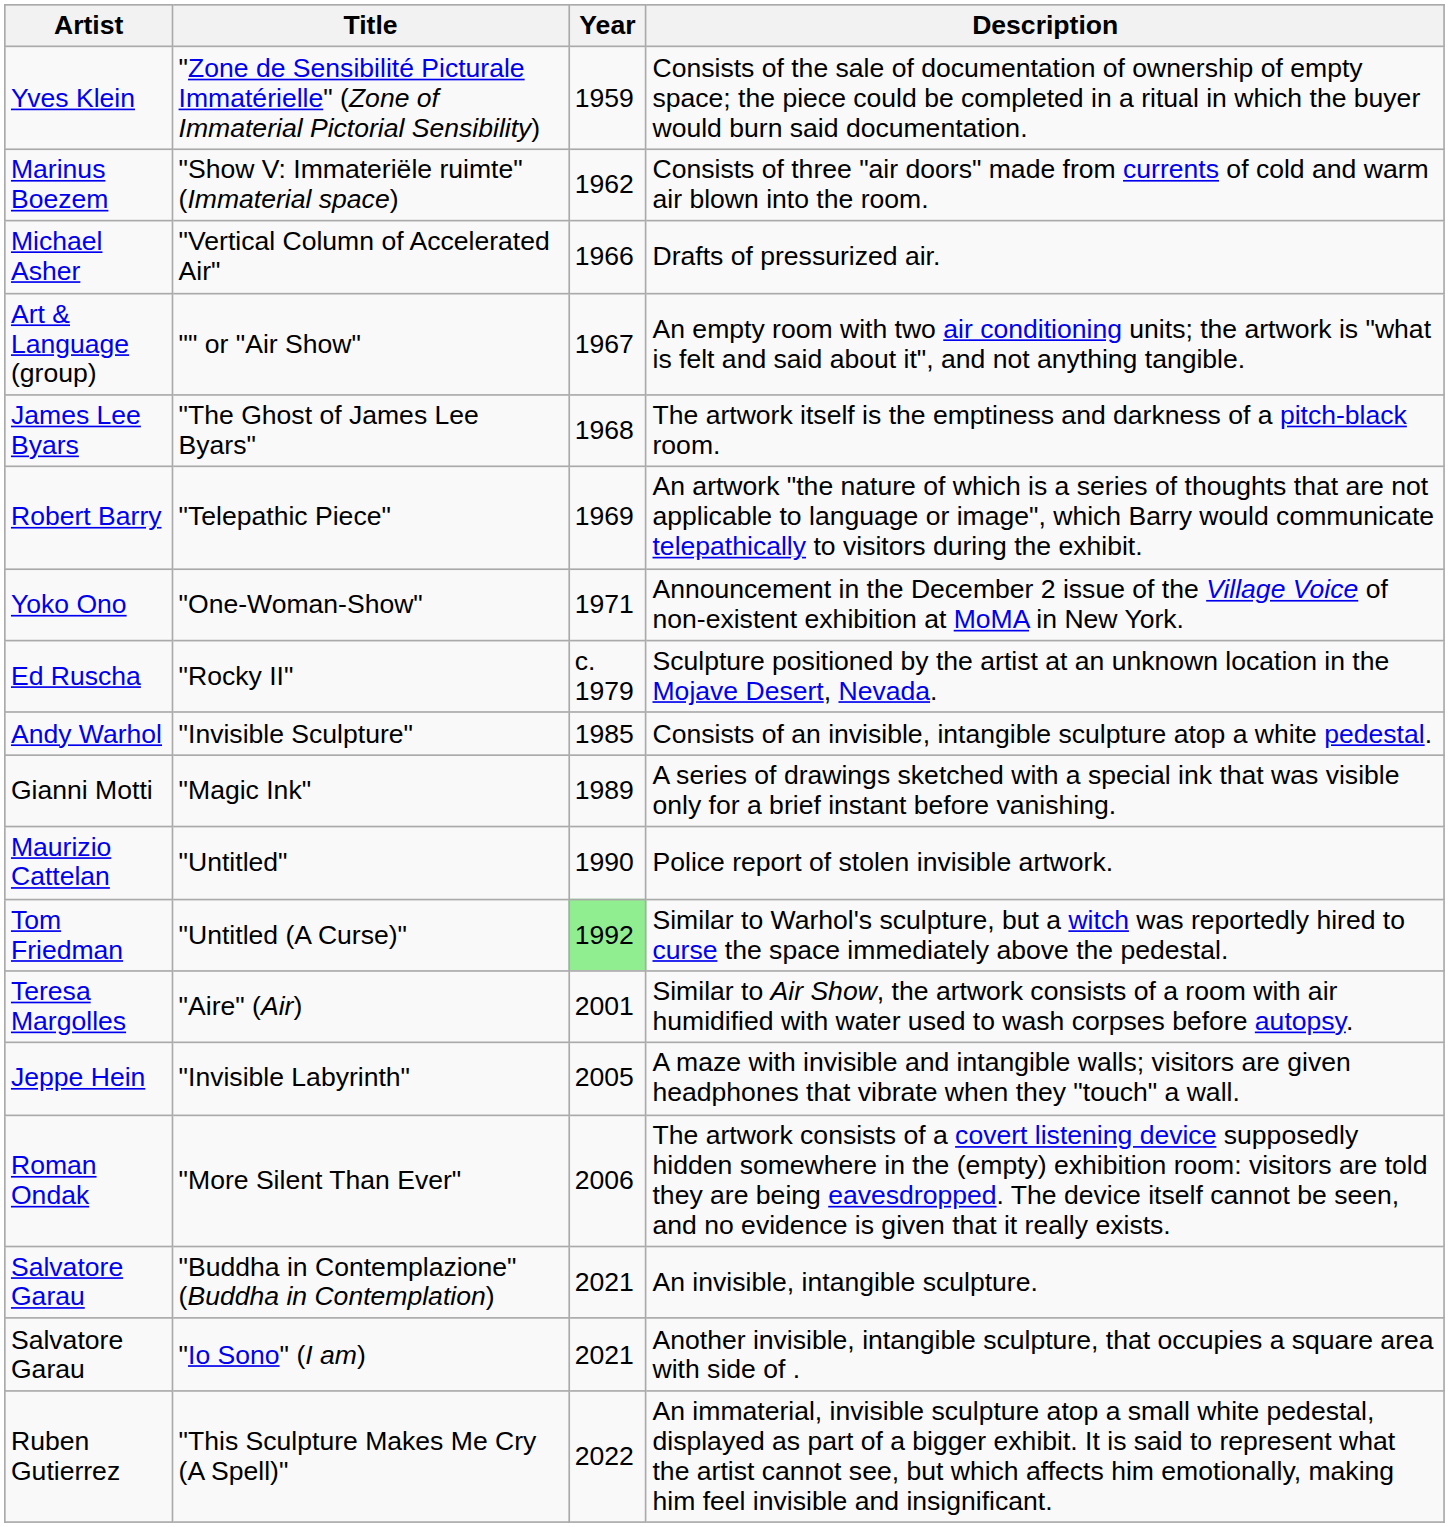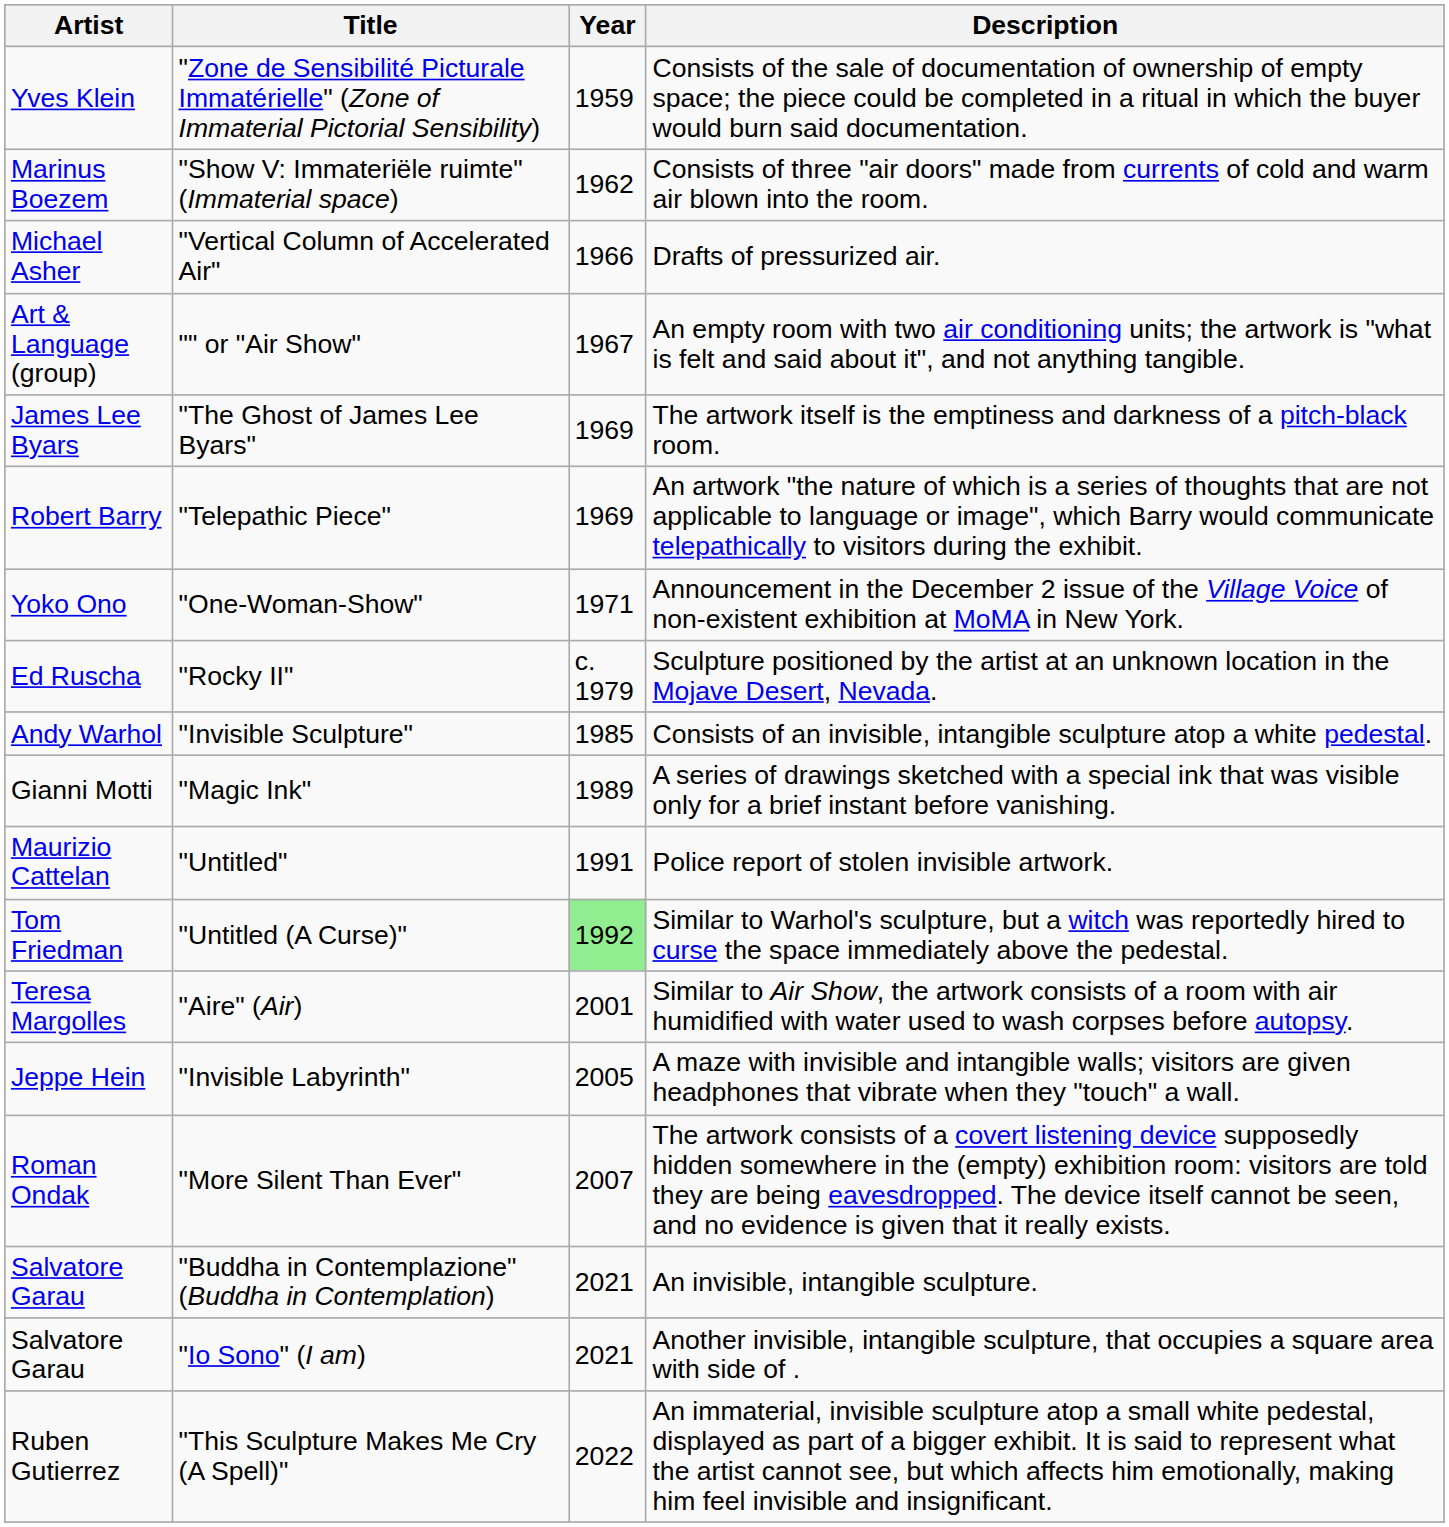(604, 430) 1968 -> (604, 430) 1969
(604, 862) 1990 -> (604, 862) 1991
(604, 1180) 2006 -> (604, 1180) 2007
